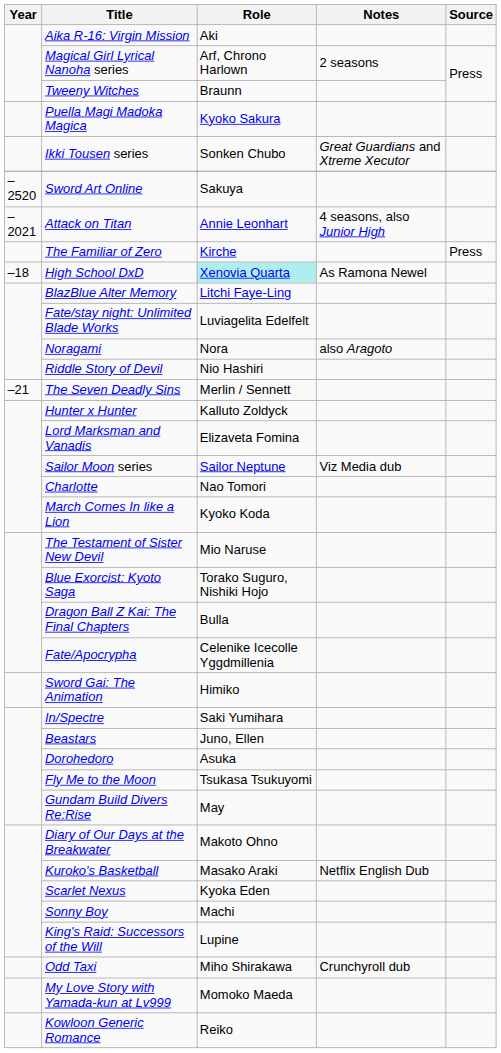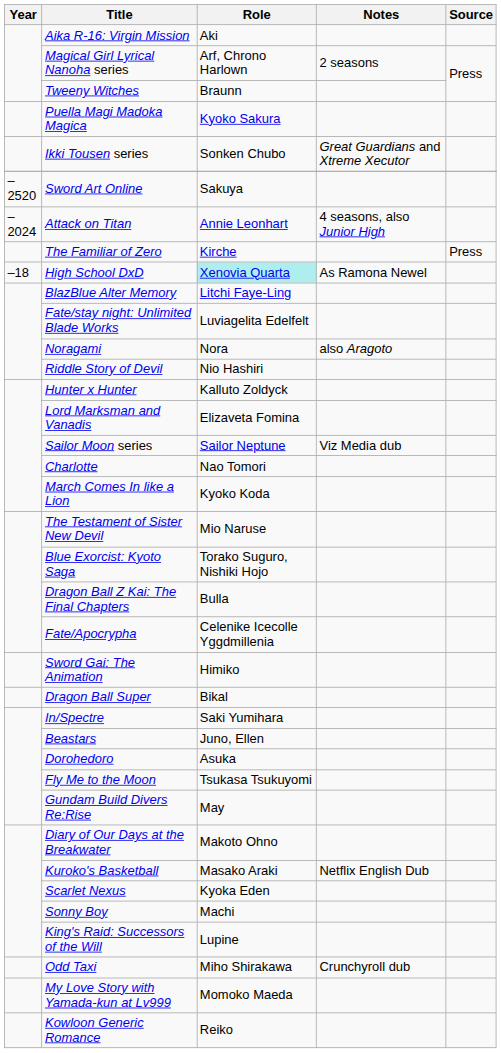(22, 224) –2021 -> (22, 224) –2024
- row: (113, 390)
+ row: (98, 697)
